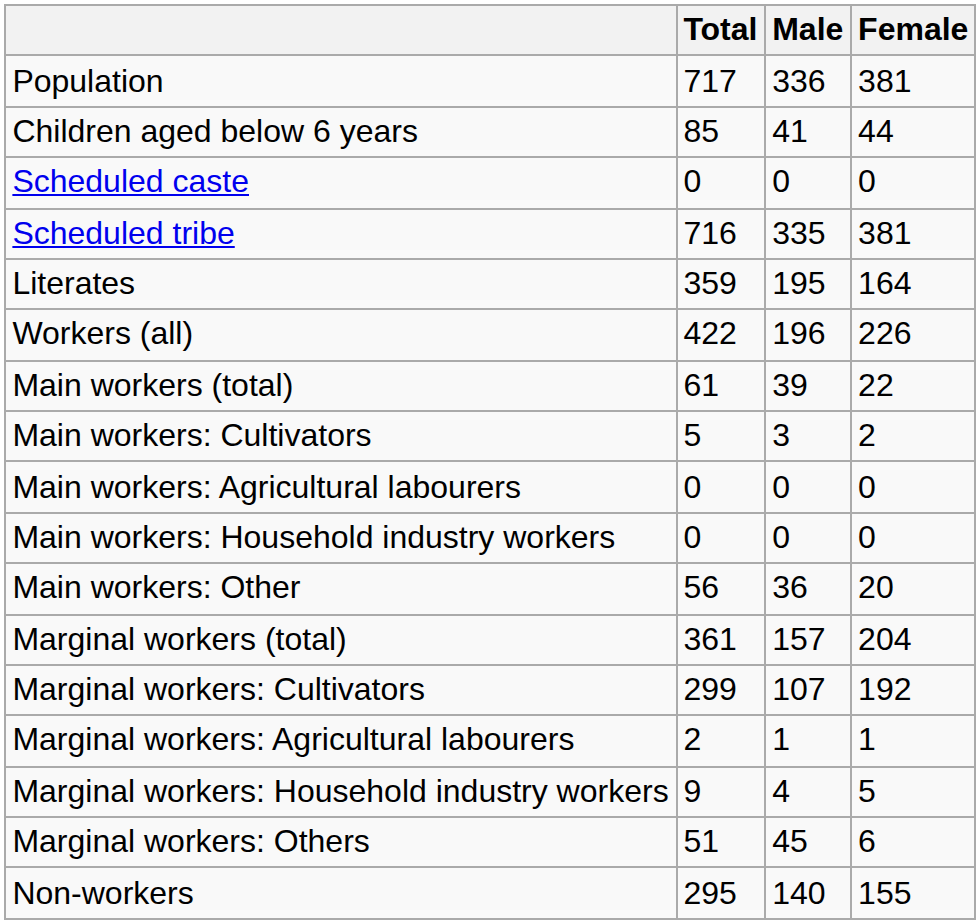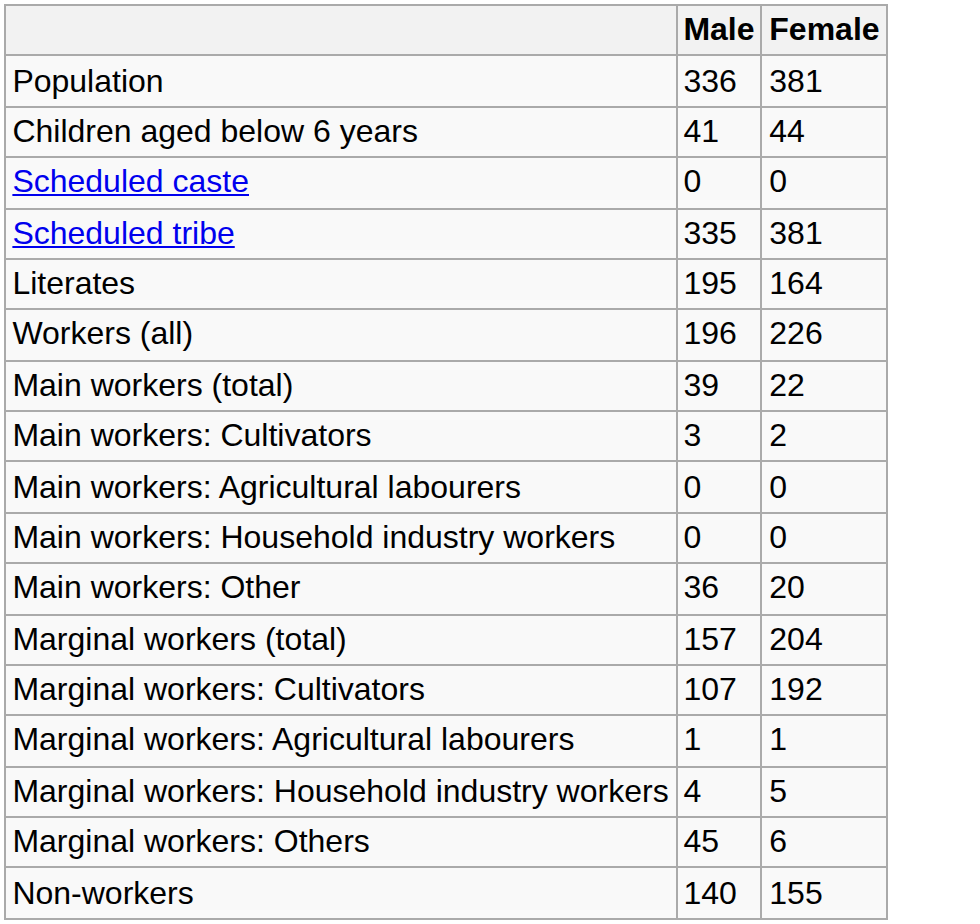- column: (720, 29)
